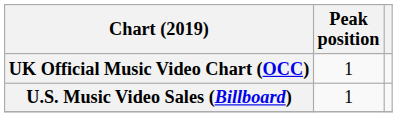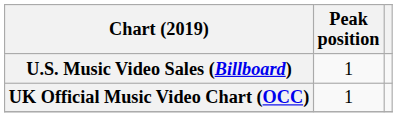rows swapped: (159, 97) <-> (159, 68)
